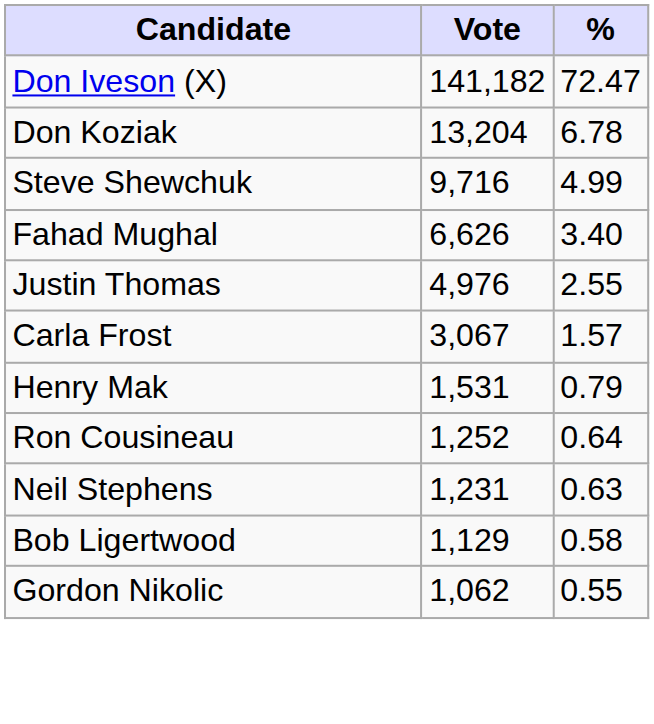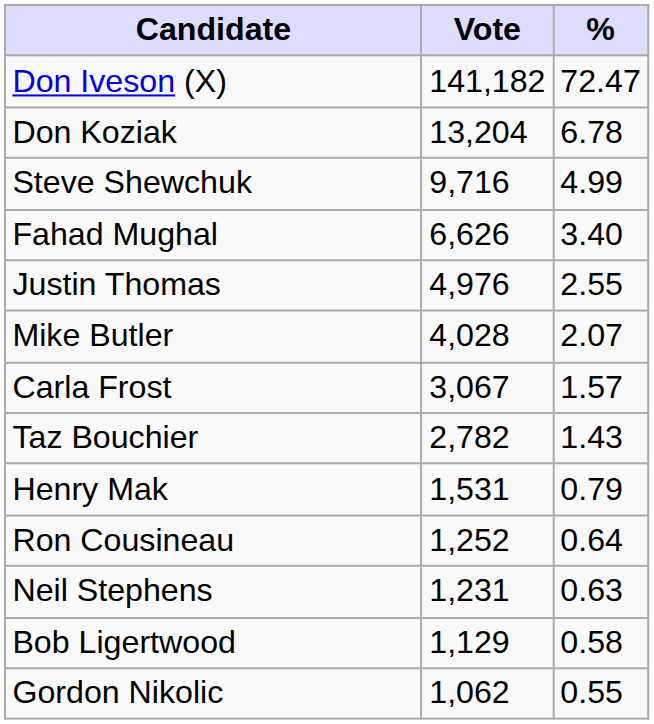+ row: (93, 336)
+ row: (105, 438)
